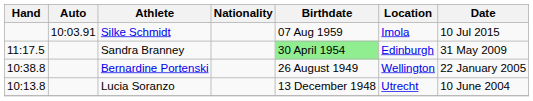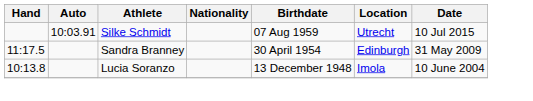(395, 31) Imola -> (376, 31) Utrecht
(312, 50) lightgreen background -> (287, 50) no background
- row: (155, 68)
(400, 86) Utrecht -> (371, 68) Imola
